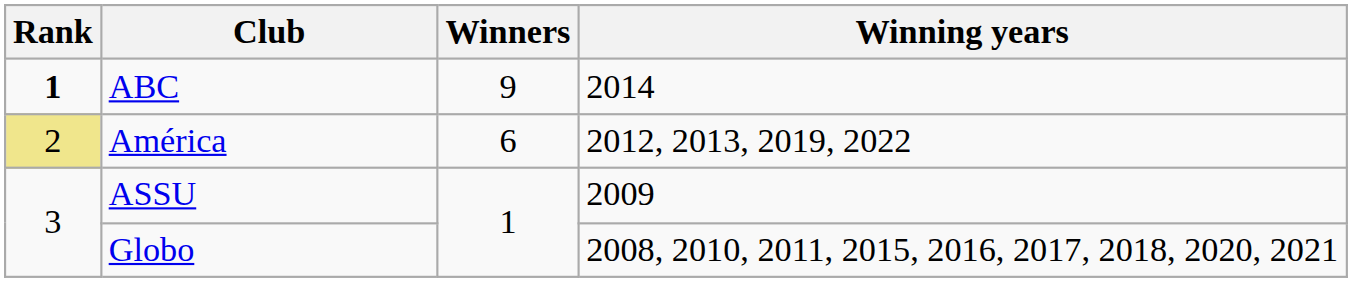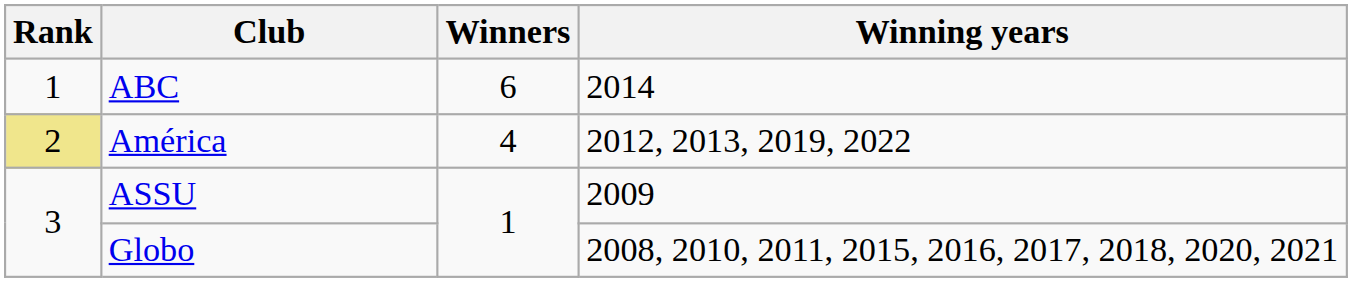(53, 85) bold -> (53, 85) normal
(508, 85) 9 -> (508, 85) 6
(508, 140) 6 -> (508, 140) 4
